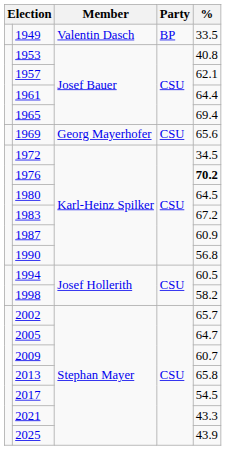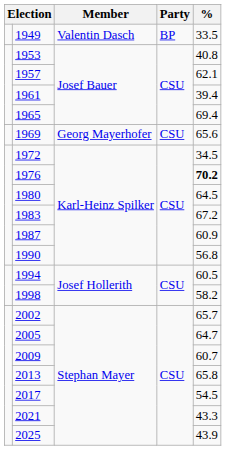(207, 94) 64.4 -> (207, 94) 39.4
